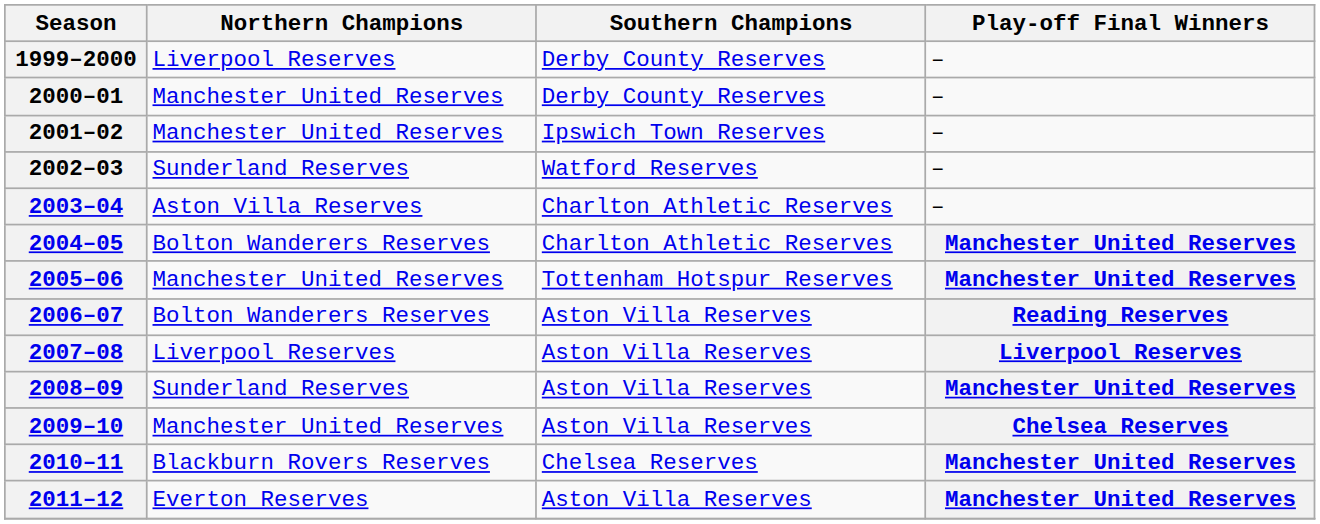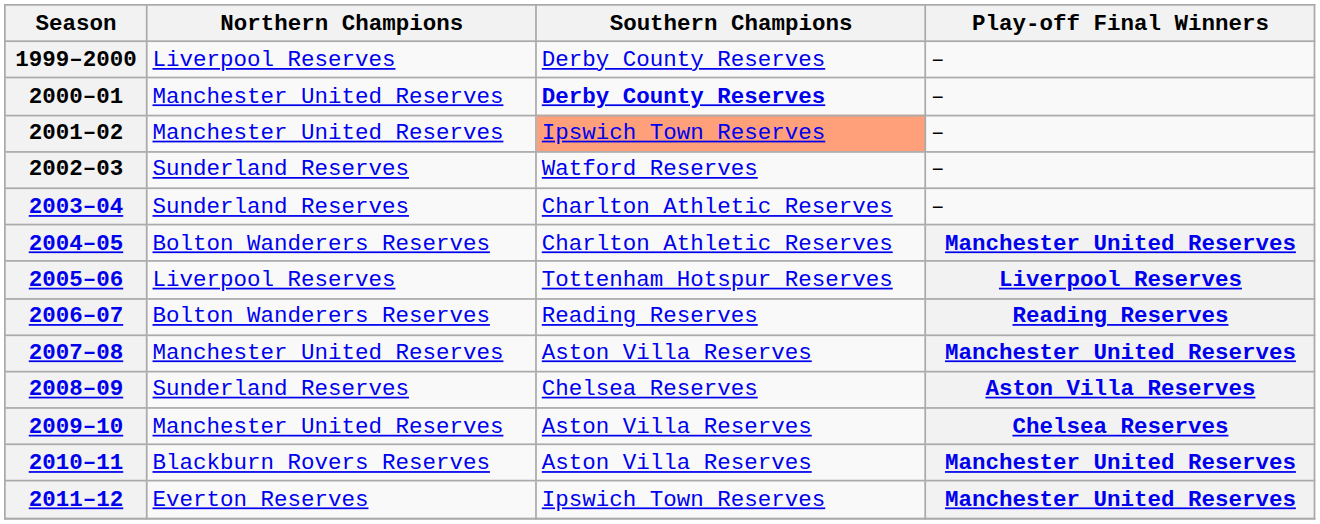(684, 97) normal -> (684, 97) bold
(684, 133) no background -> (684, 133) lightsalmon background
(287, 206) Aston Villa Reserves -> (281, 206) Sunderland Reserves
(328, 280) Manchester United Reserves -> (274, 280) Liverpool Reserves
(1120, 280) Manchester United Reserves -> (1120, 280) Liverpool Reserves
(677, 316) Aston Villa Reserves -> (650, 316) Reading Reserves
(274, 353) Liverpool Reserves -> (328, 353) Manchester United Reserves
(1120, 353) Liverpool Reserves -> (1120, 353) Manchester United Reserves
(677, 390) Aston Villa Reserves -> (650, 390) Chelsea Reserves
(1120, 390) Manchester United Reserves -> (1120, 390) Aston Villa Reserves
(650, 463) Chelsea Reserves -> (677, 463) Aston Villa Reserves
(677, 500) Aston Villa Reserves -> (684, 500) Ipswich Town Reserves
